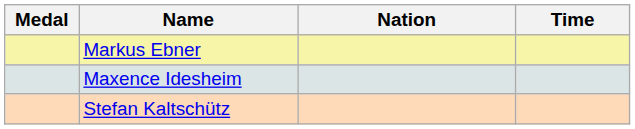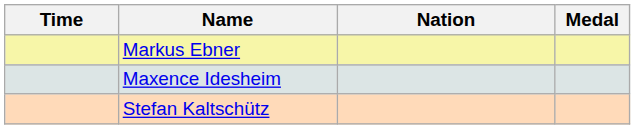columns swapped: (42, 20) <-> (573, 20)
